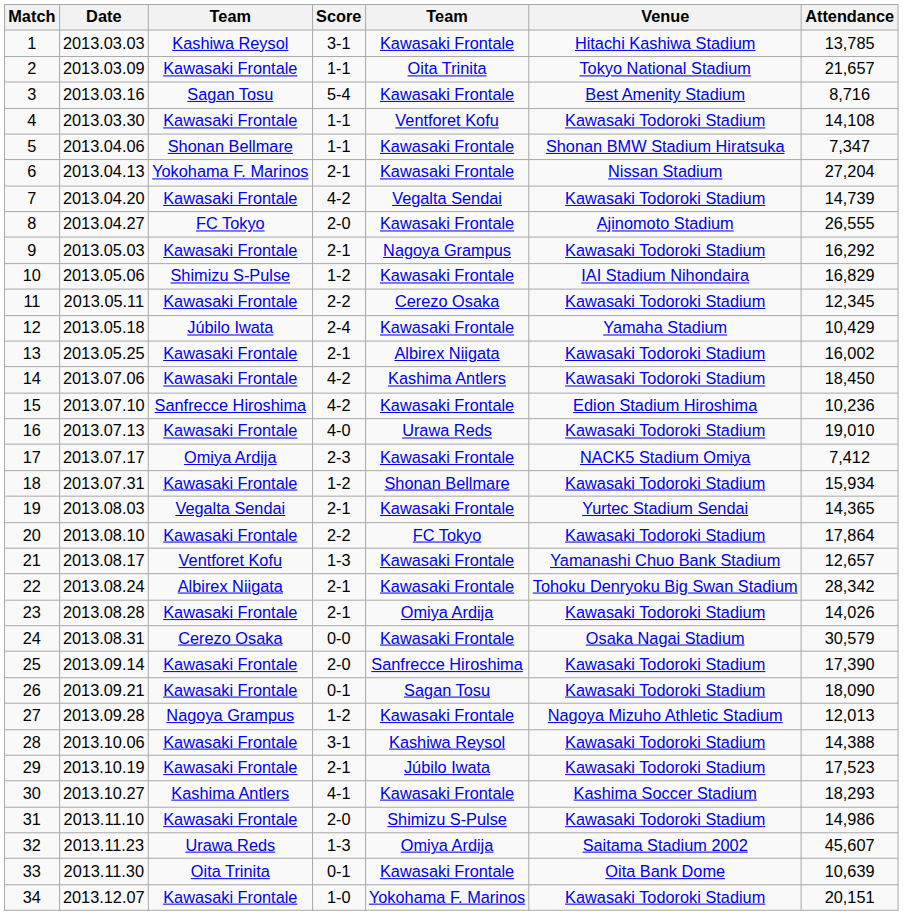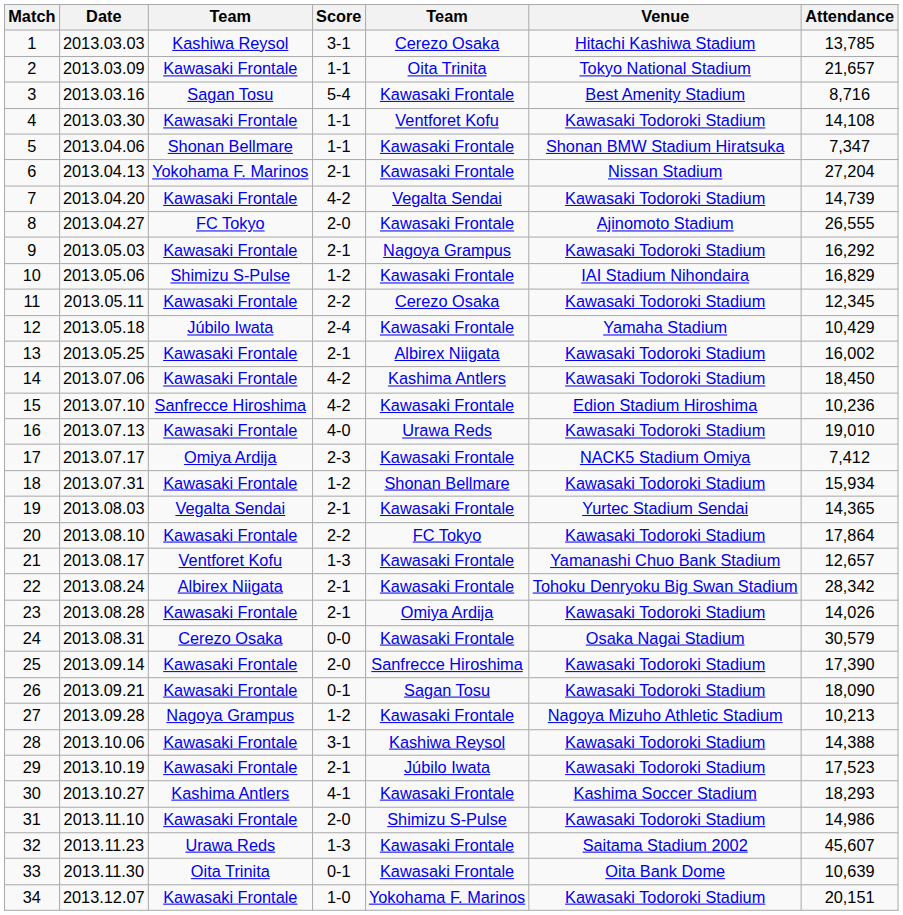(447, 43) Kawasaki Frontale -> (447, 43) Cerezo Osaka
(850, 716) 12,013 -> (850, 716) 10,213
(447, 845) Omiya Ardija -> (447, 845) Kawasaki Frontale
